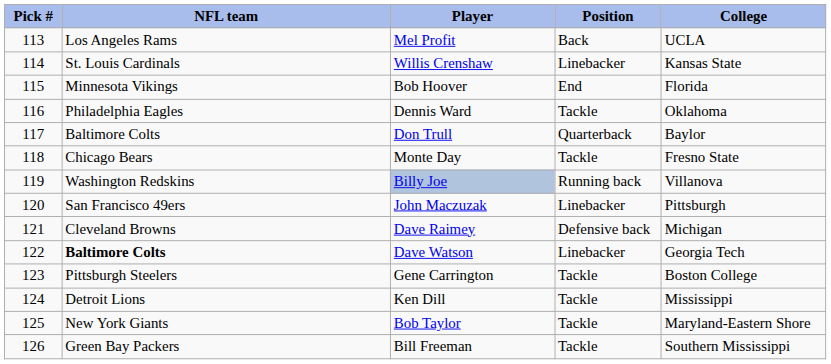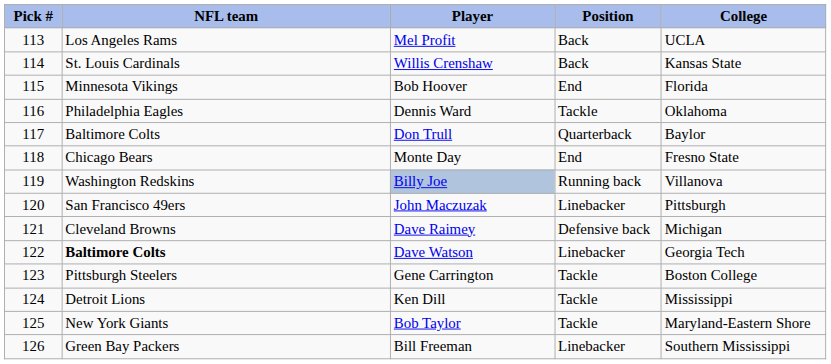(592, 63) Linebacker -> (573, 63) Back
(578, 157) Tackle -> (570, 157) End
(578, 346) Tackle -> (592, 346) Linebacker
